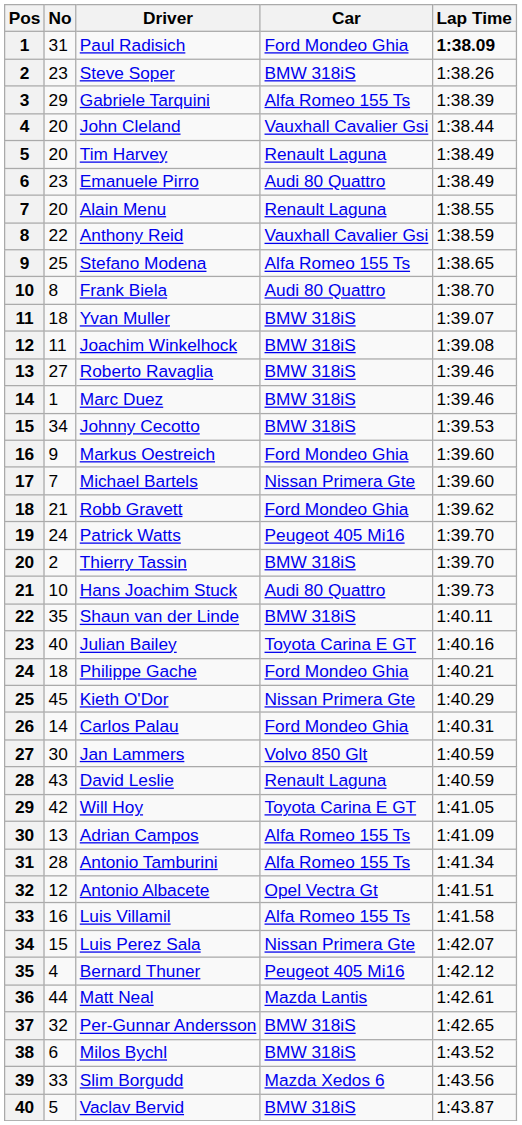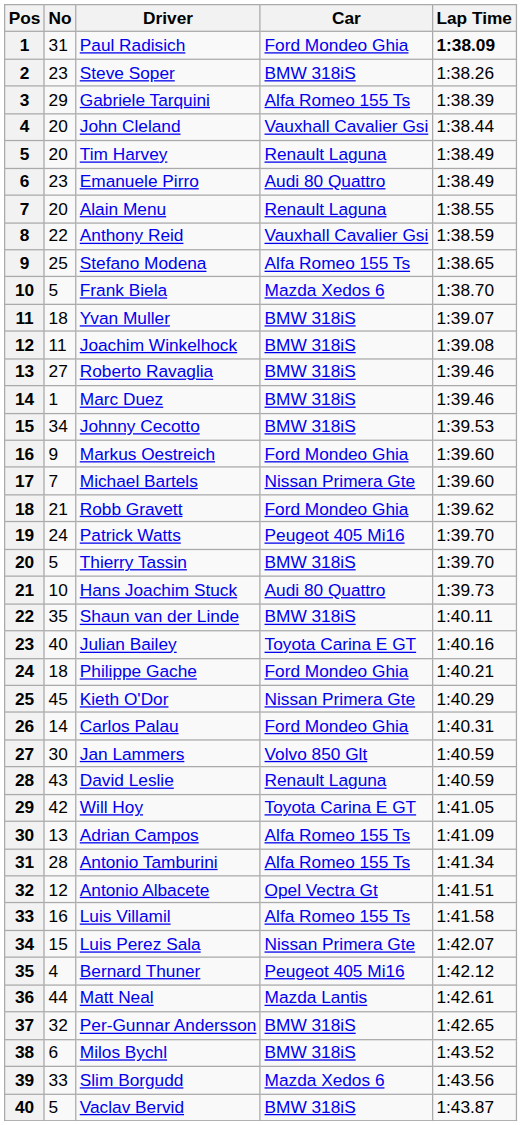(53, 290) 8 -> (53, 290) 5
(325, 290) Audi 80 Quattro -> (325, 290) Mazda Xedos 6
(53, 562) 2 -> (53, 562) 5
